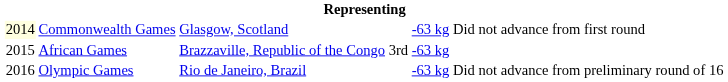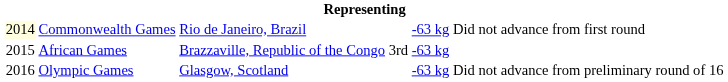(234, 29) Glasgow, Scotland -> (243, 29) Rio de Janeiro, Brazil
(243, 70) Rio de Janeiro, Brazil -> (234, 70) Glasgow, Scotland
